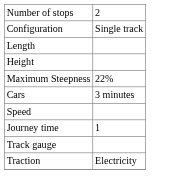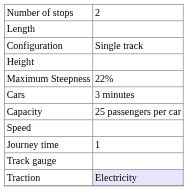rows swapped: (35, 29) <-> (21, 45)
+ row: (24, 111)
(116, 161) no background -> (116, 177) lavender background
